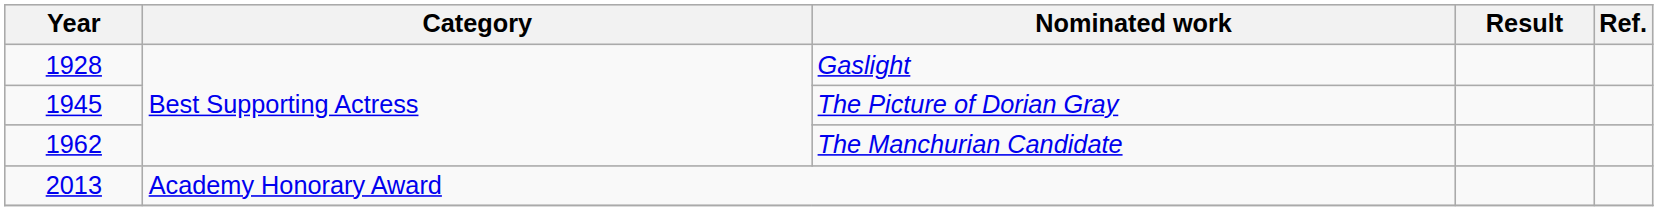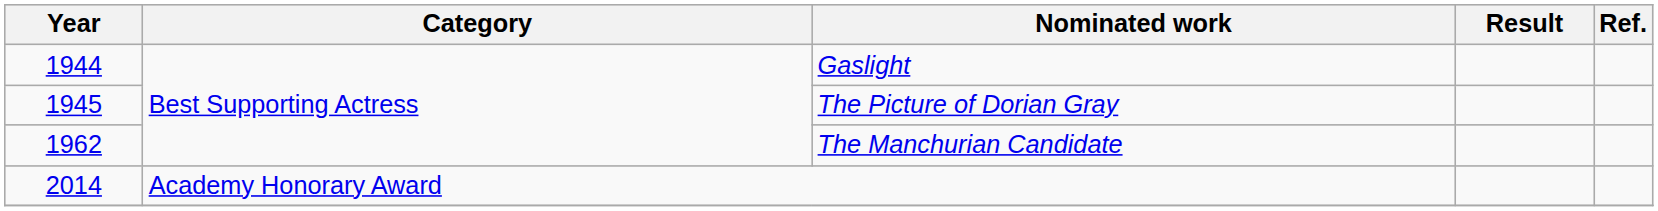(74, 64) 1928 -> (74, 64) 1944
(74, 184) 2013 -> (74, 184) 2014
